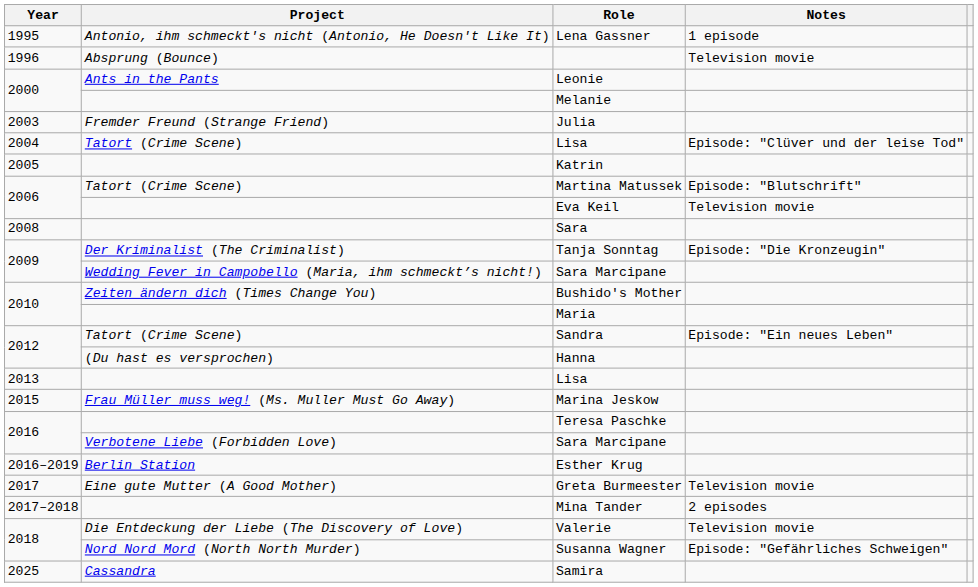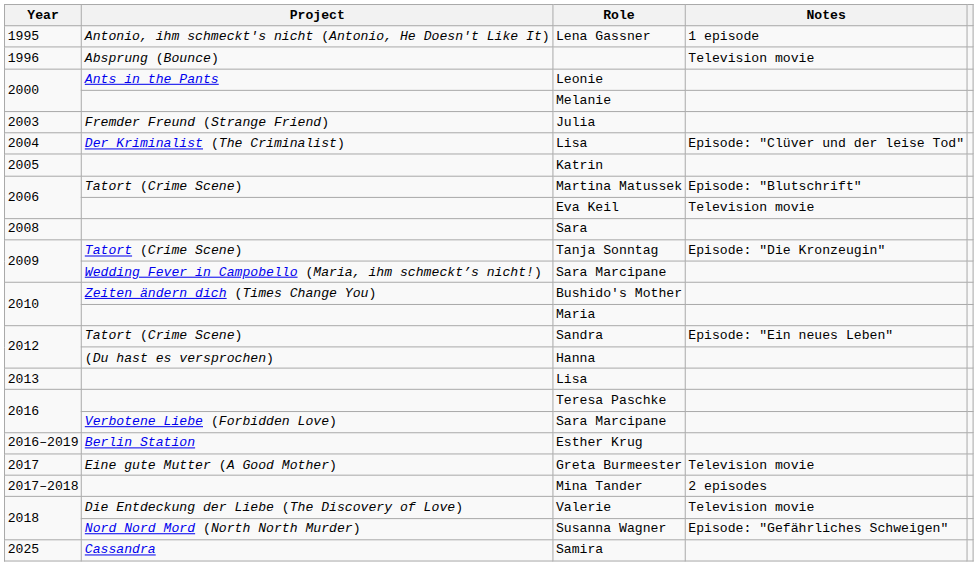(164, 144) Tatort (Crime Scene) -> (215, 144) Der Kriminalist (The Criminalist)
(215, 251) Der Kriminalist (The Criminalist) -> (164, 251) Tatort (Crime Scene)
- row: (23, 400)
